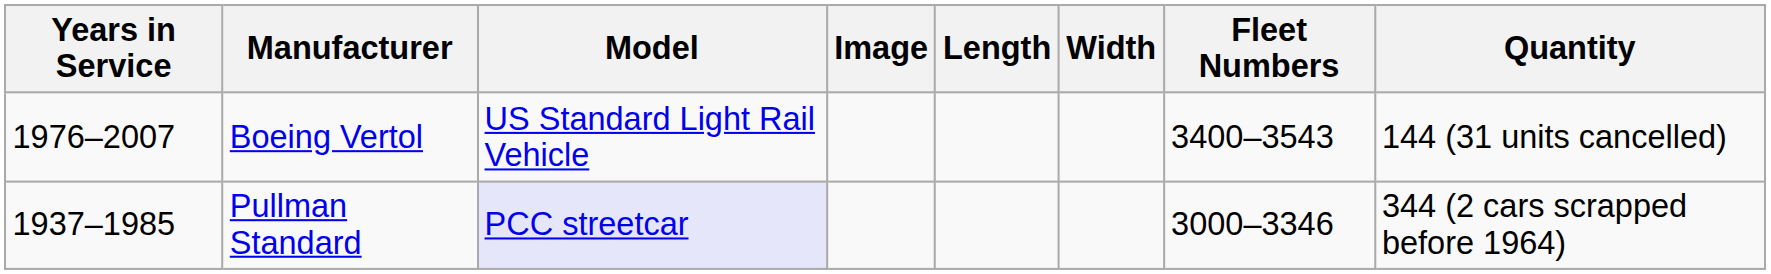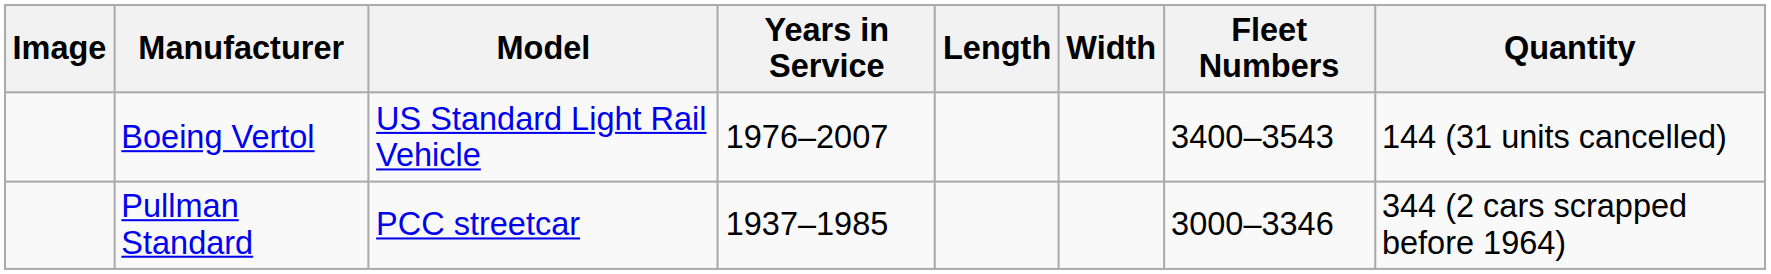columns swapped: (114, 48) <-> (881, 48)
(587, 224) lavender background -> (478, 224) no background
